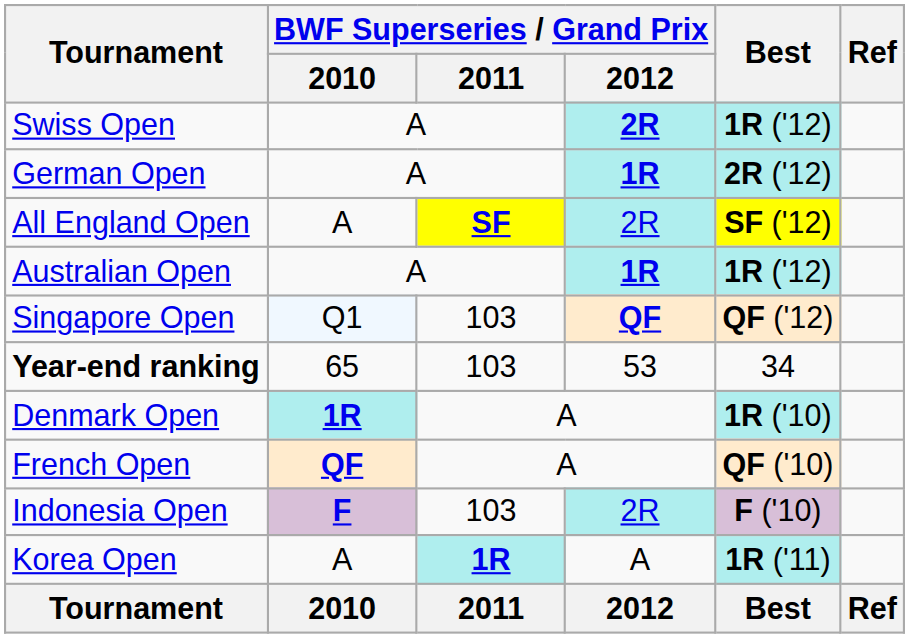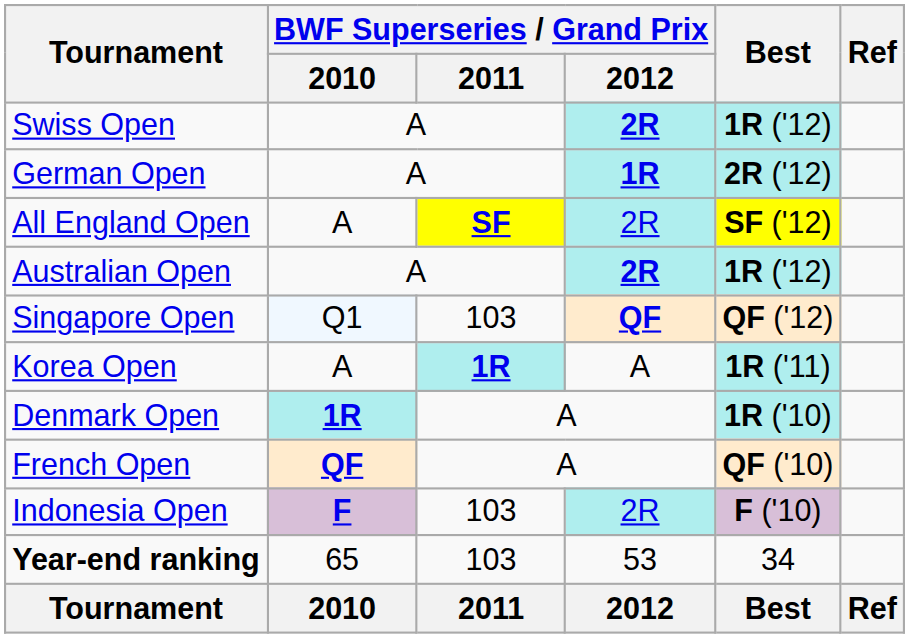(640, 271) 1R -> (640, 271) 2R
rows swapped: (94, 560) <-> (136, 367)
